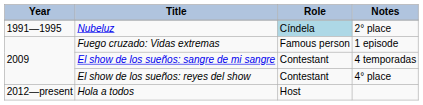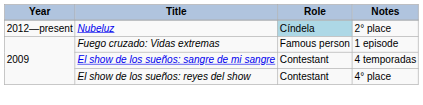(34, 28) 1991—1995 -> (40, 28) 2012—present
- row: (106, 92)
